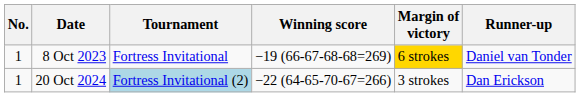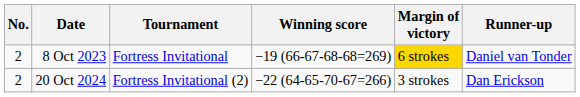(18, 56) 1 -> (18, 56) 2
(18, 80) 1 -> (18, 80) 2
(180, 80) lightblue background -> (180, 80) no background
